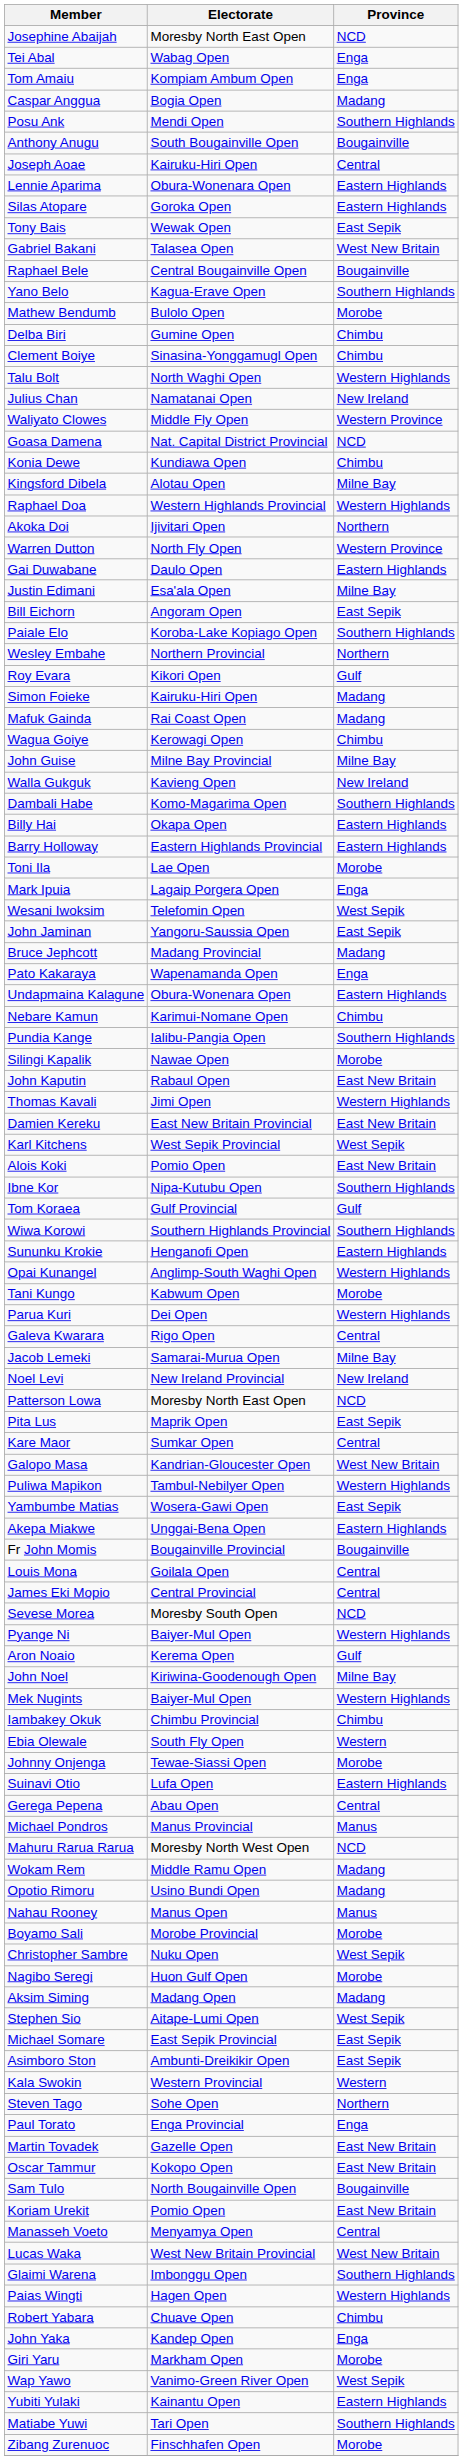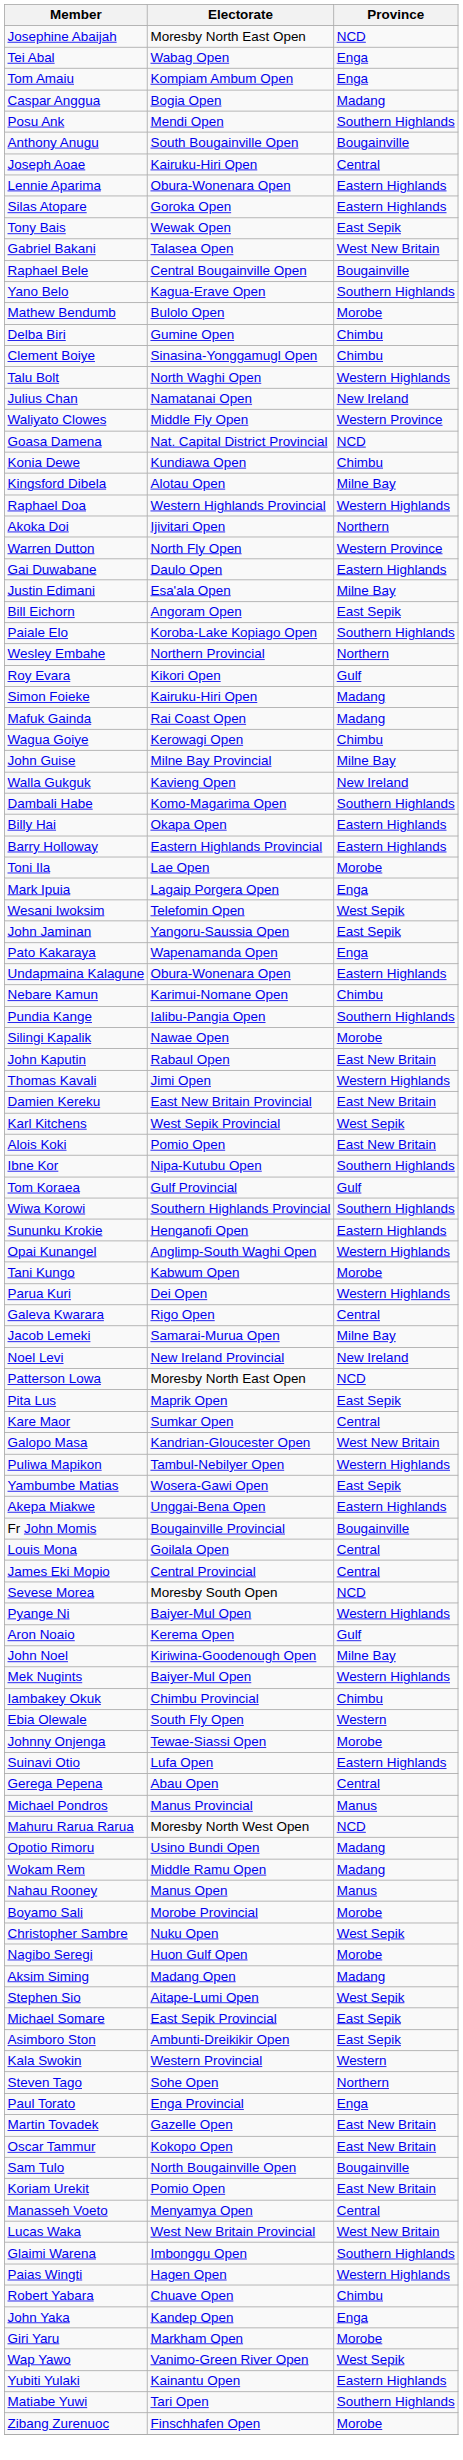- row: (52, 953)
rows swapped: (46, 1869) <-> (51, 1890)
